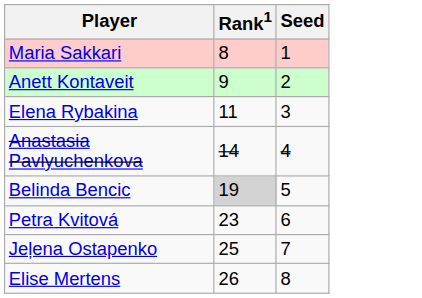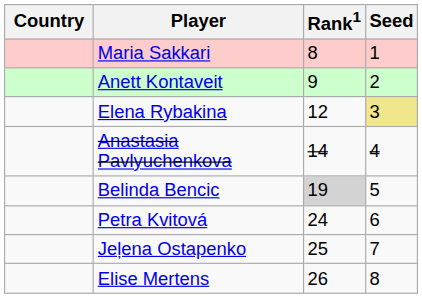+ column: (49, 21)
(228, 111) 11 -> (318, 111) 12
(286, 111) no background -> (375, 111) khaki background
(229, 219) 23 -> (318, 219) 24
